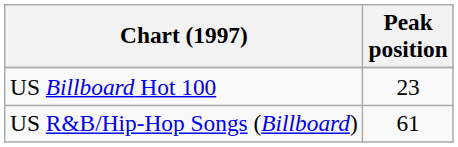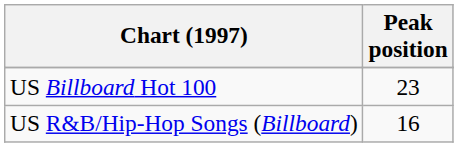(408, 123) 61 -> (408, 123) 16
